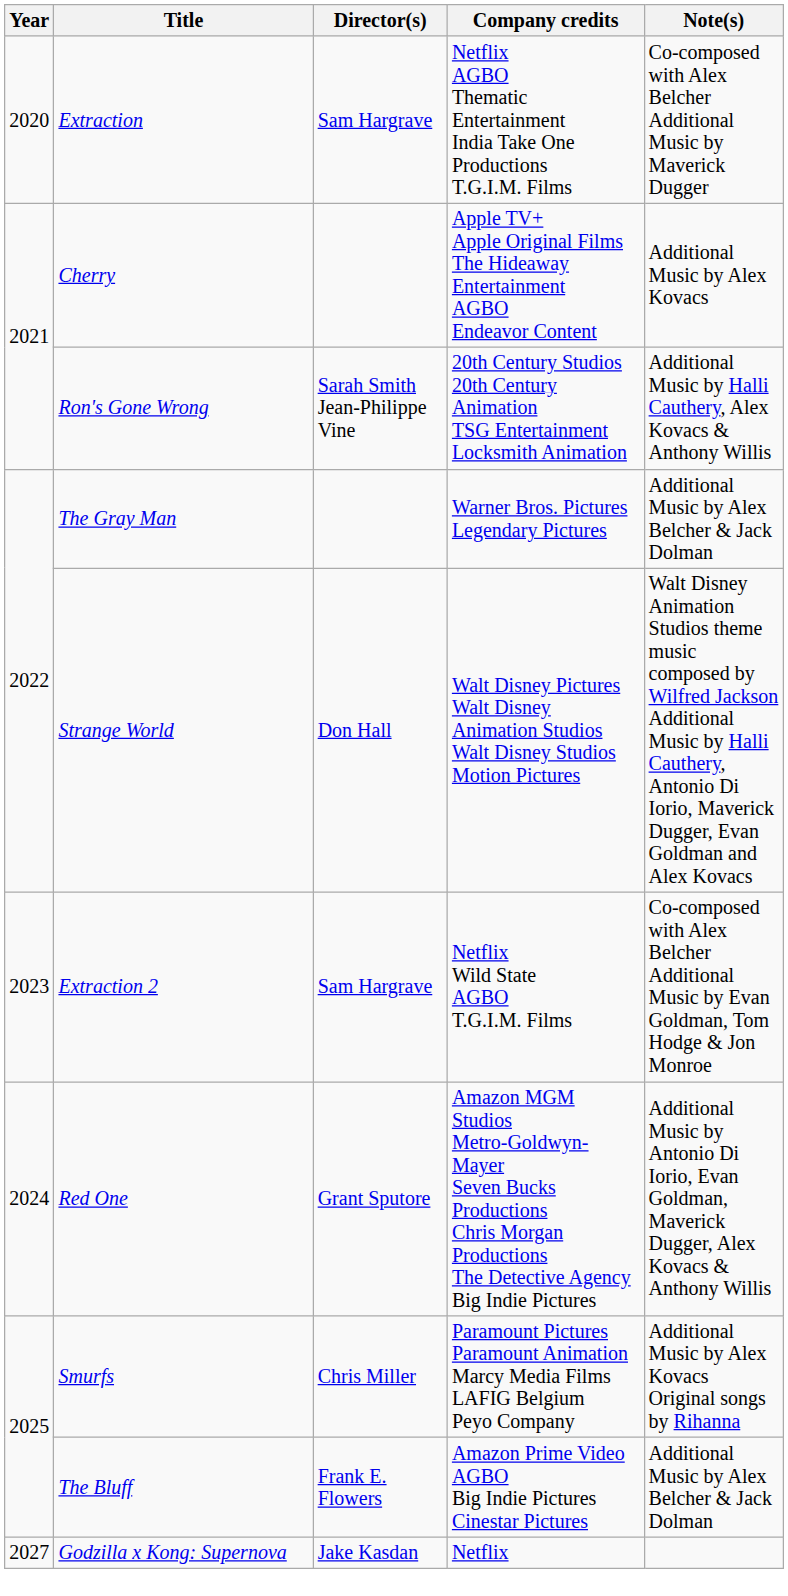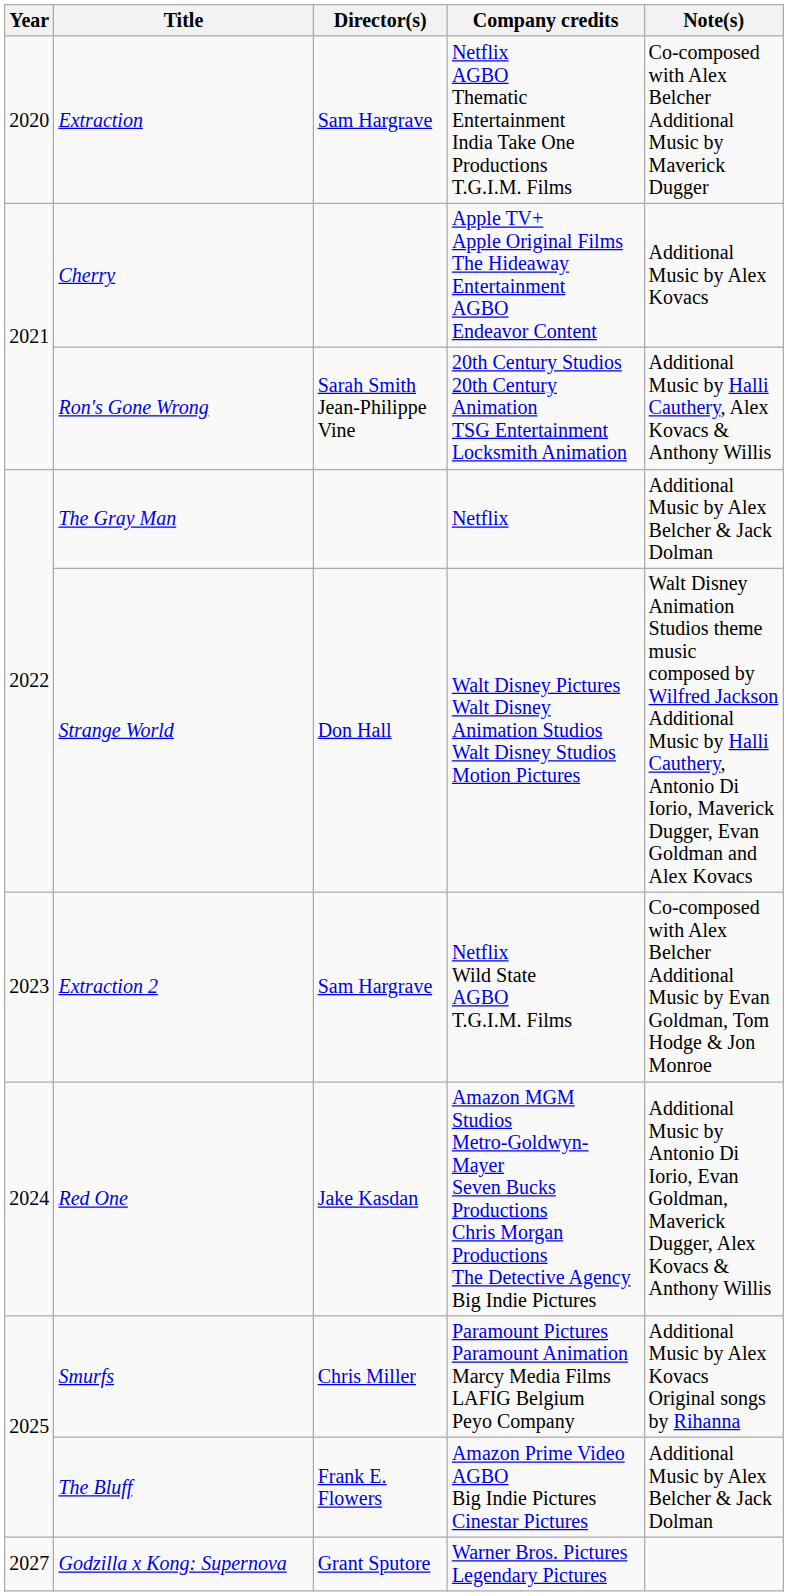(540, 518) Warner Bros. Pictures Legendary Pictures -> (480, 518) Netflix
(374, 1198) Grant Sputore -> (368, 1198) Jake Kasdan
(368, 1552) Jake Kasdan -> (374, 1563) Grant Sputore
(480, 1552) Netflix -> (540, 1563) Warner Bros. Pictures Legendary Pictures
